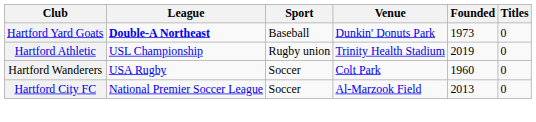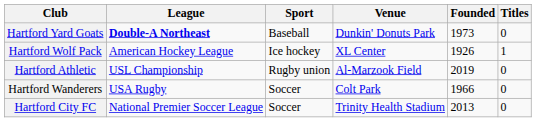+ row: (55, 51)
(390, 51) Trinity Health Stadium -> (378, 70) Al-Marzook Field
(462, 70) 1960 -> (462, 88) 1966
(378, 88) Al-Marzook Field -> (390, 107) Trinity Health Stadium
